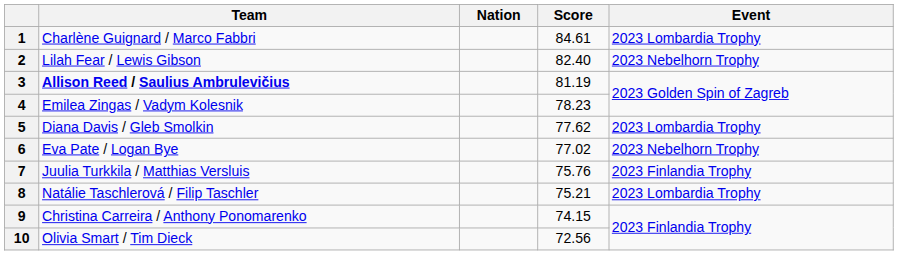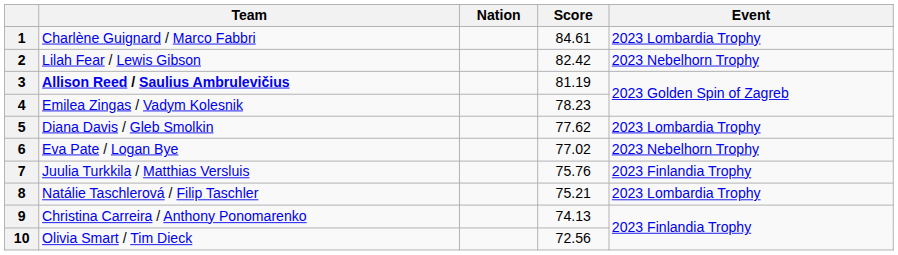(573, 60) 82.40 -> (573, 60) 82.42
(573, 216) 74.15 -> (573, 216) 74.13
